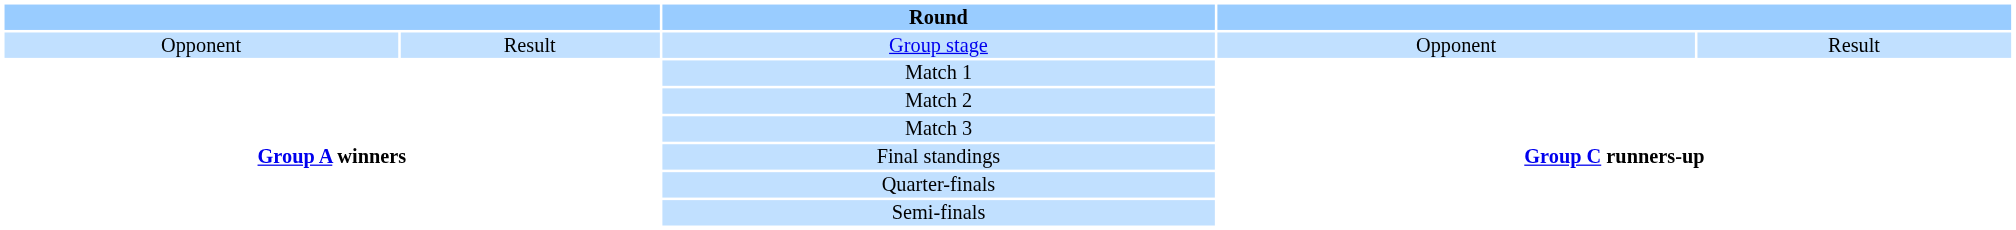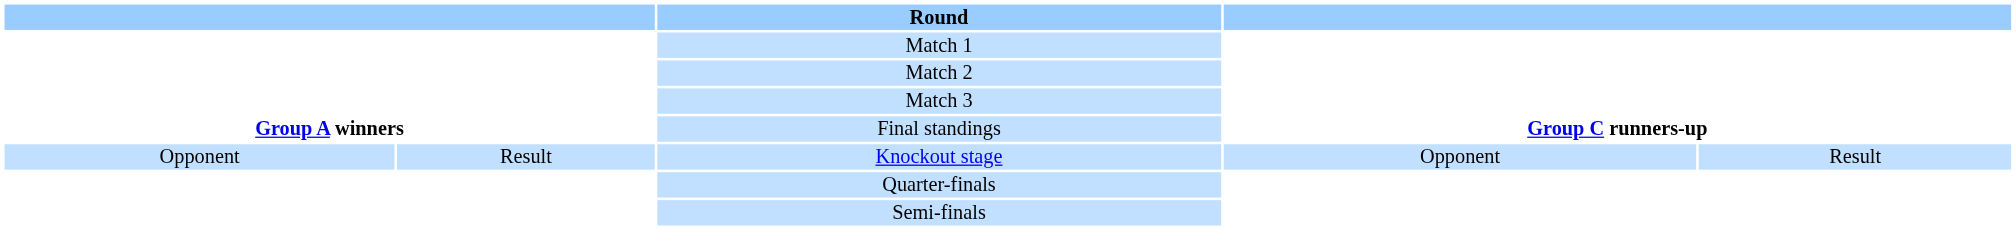- row: (938, 45)
+ row: (939, 156)
